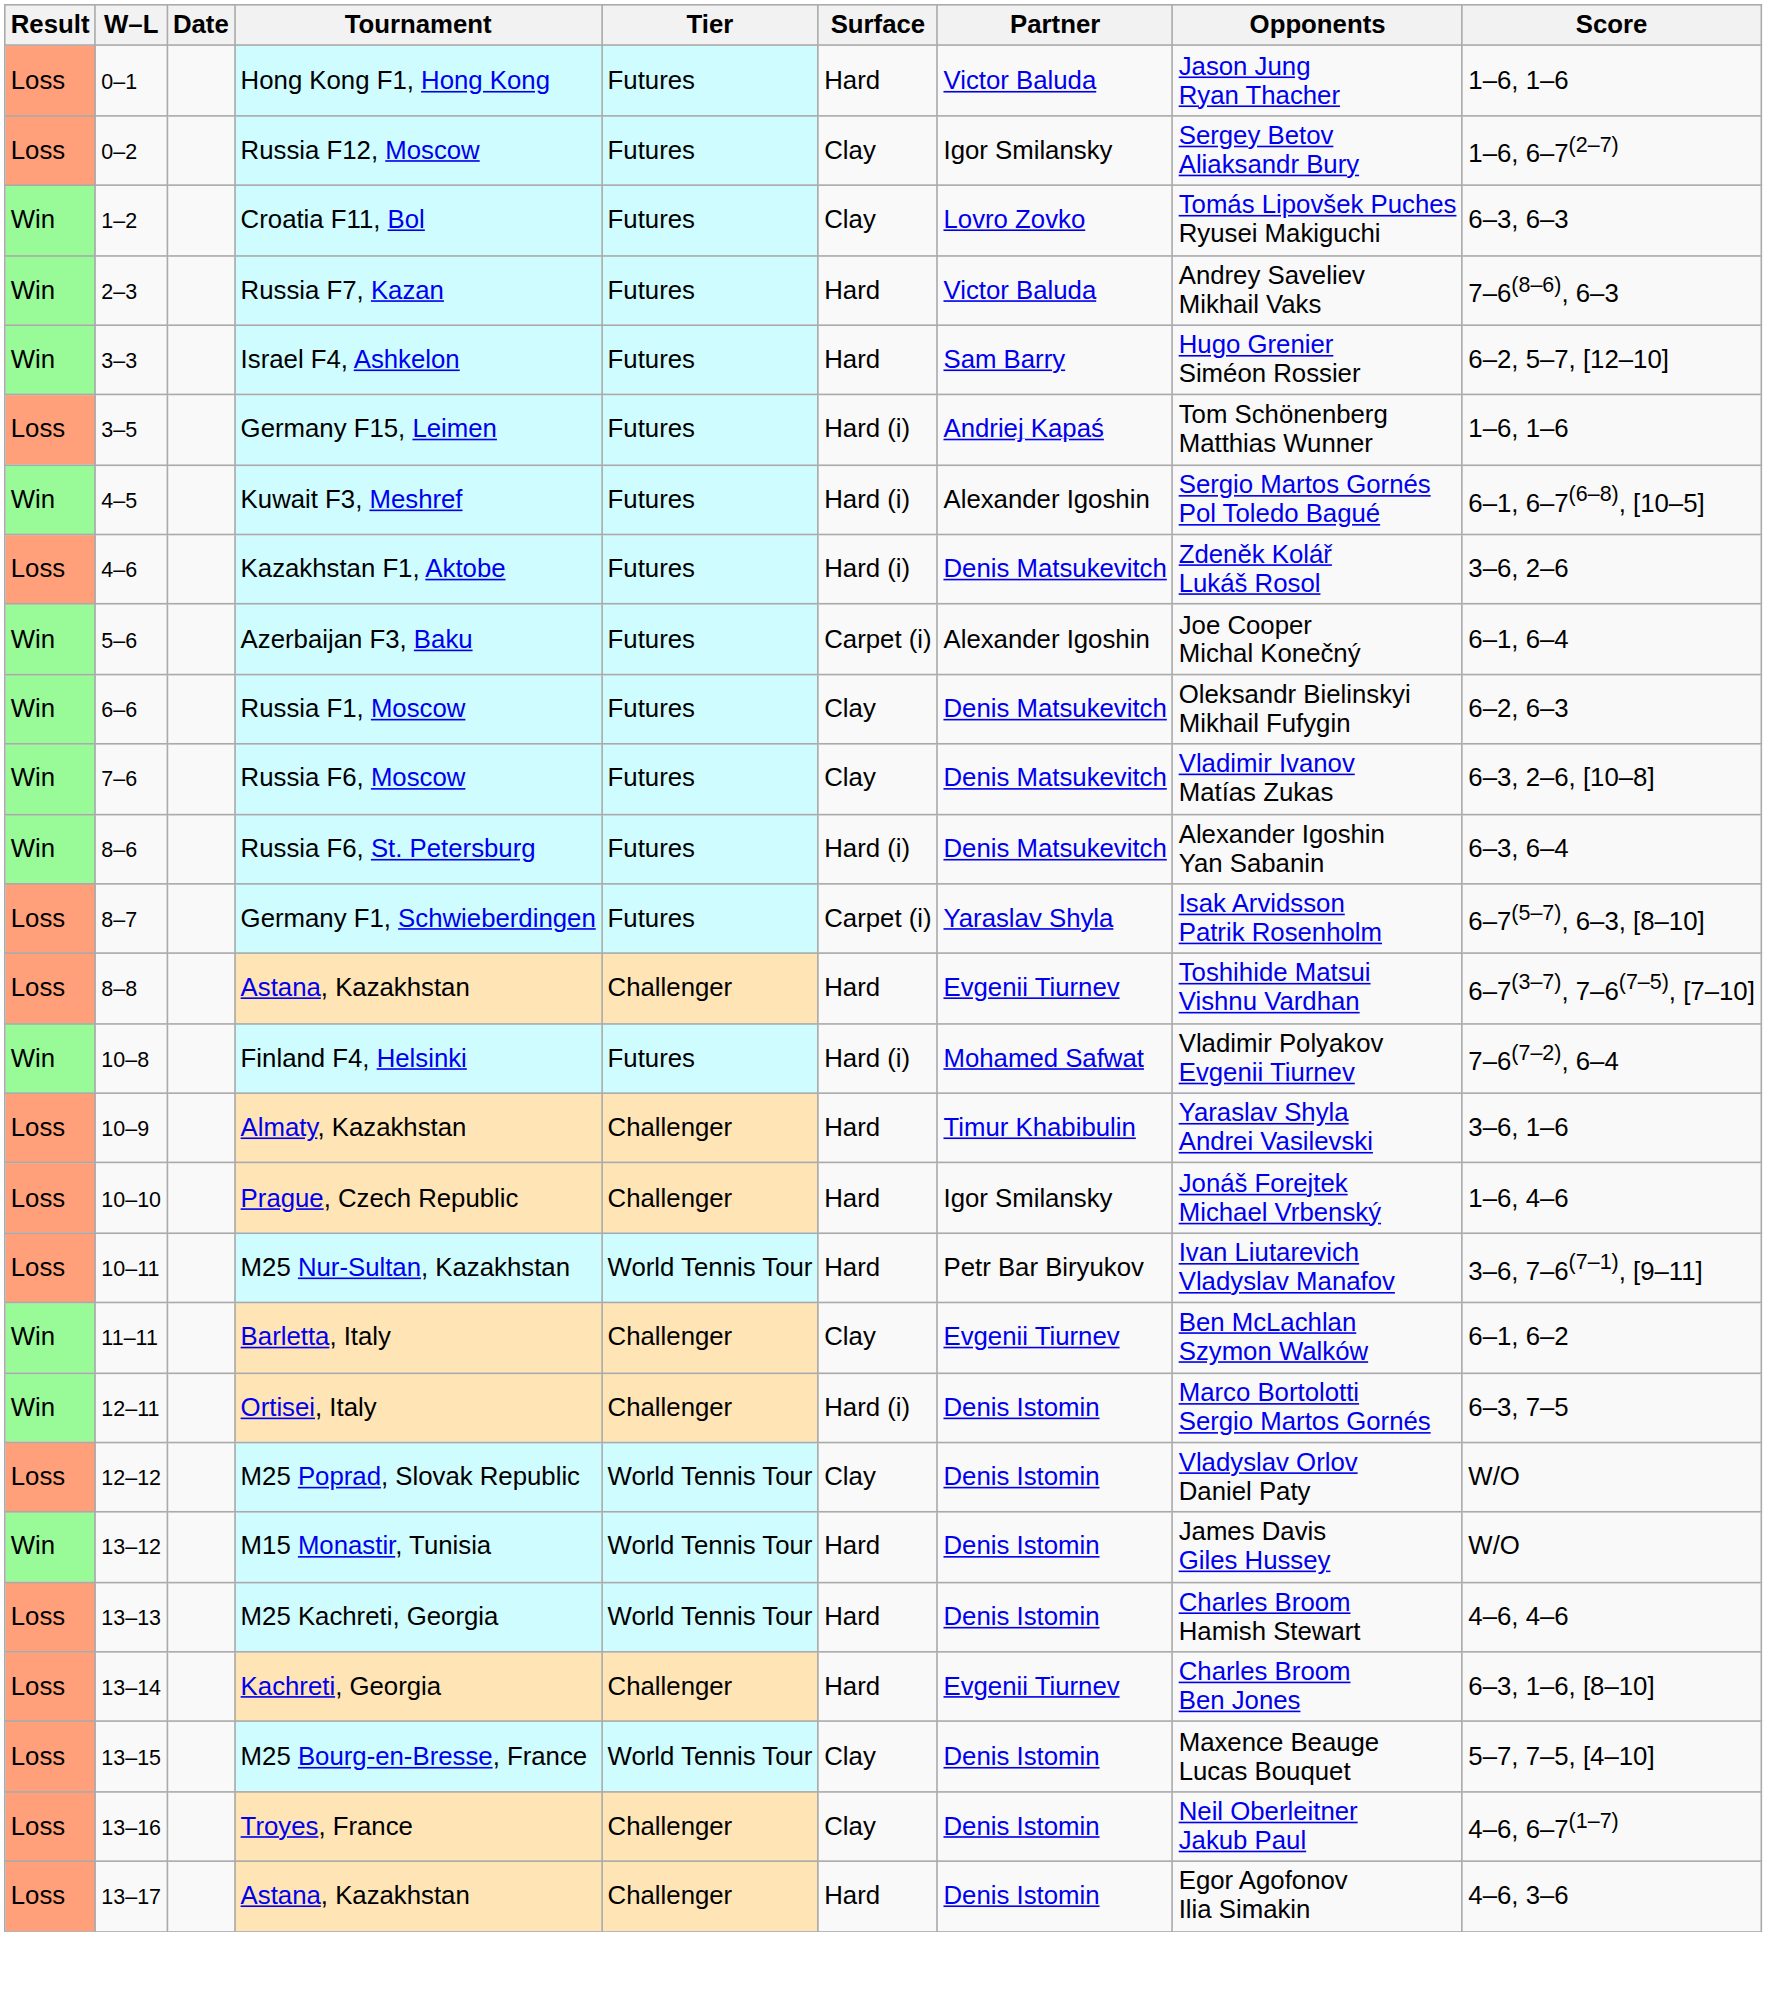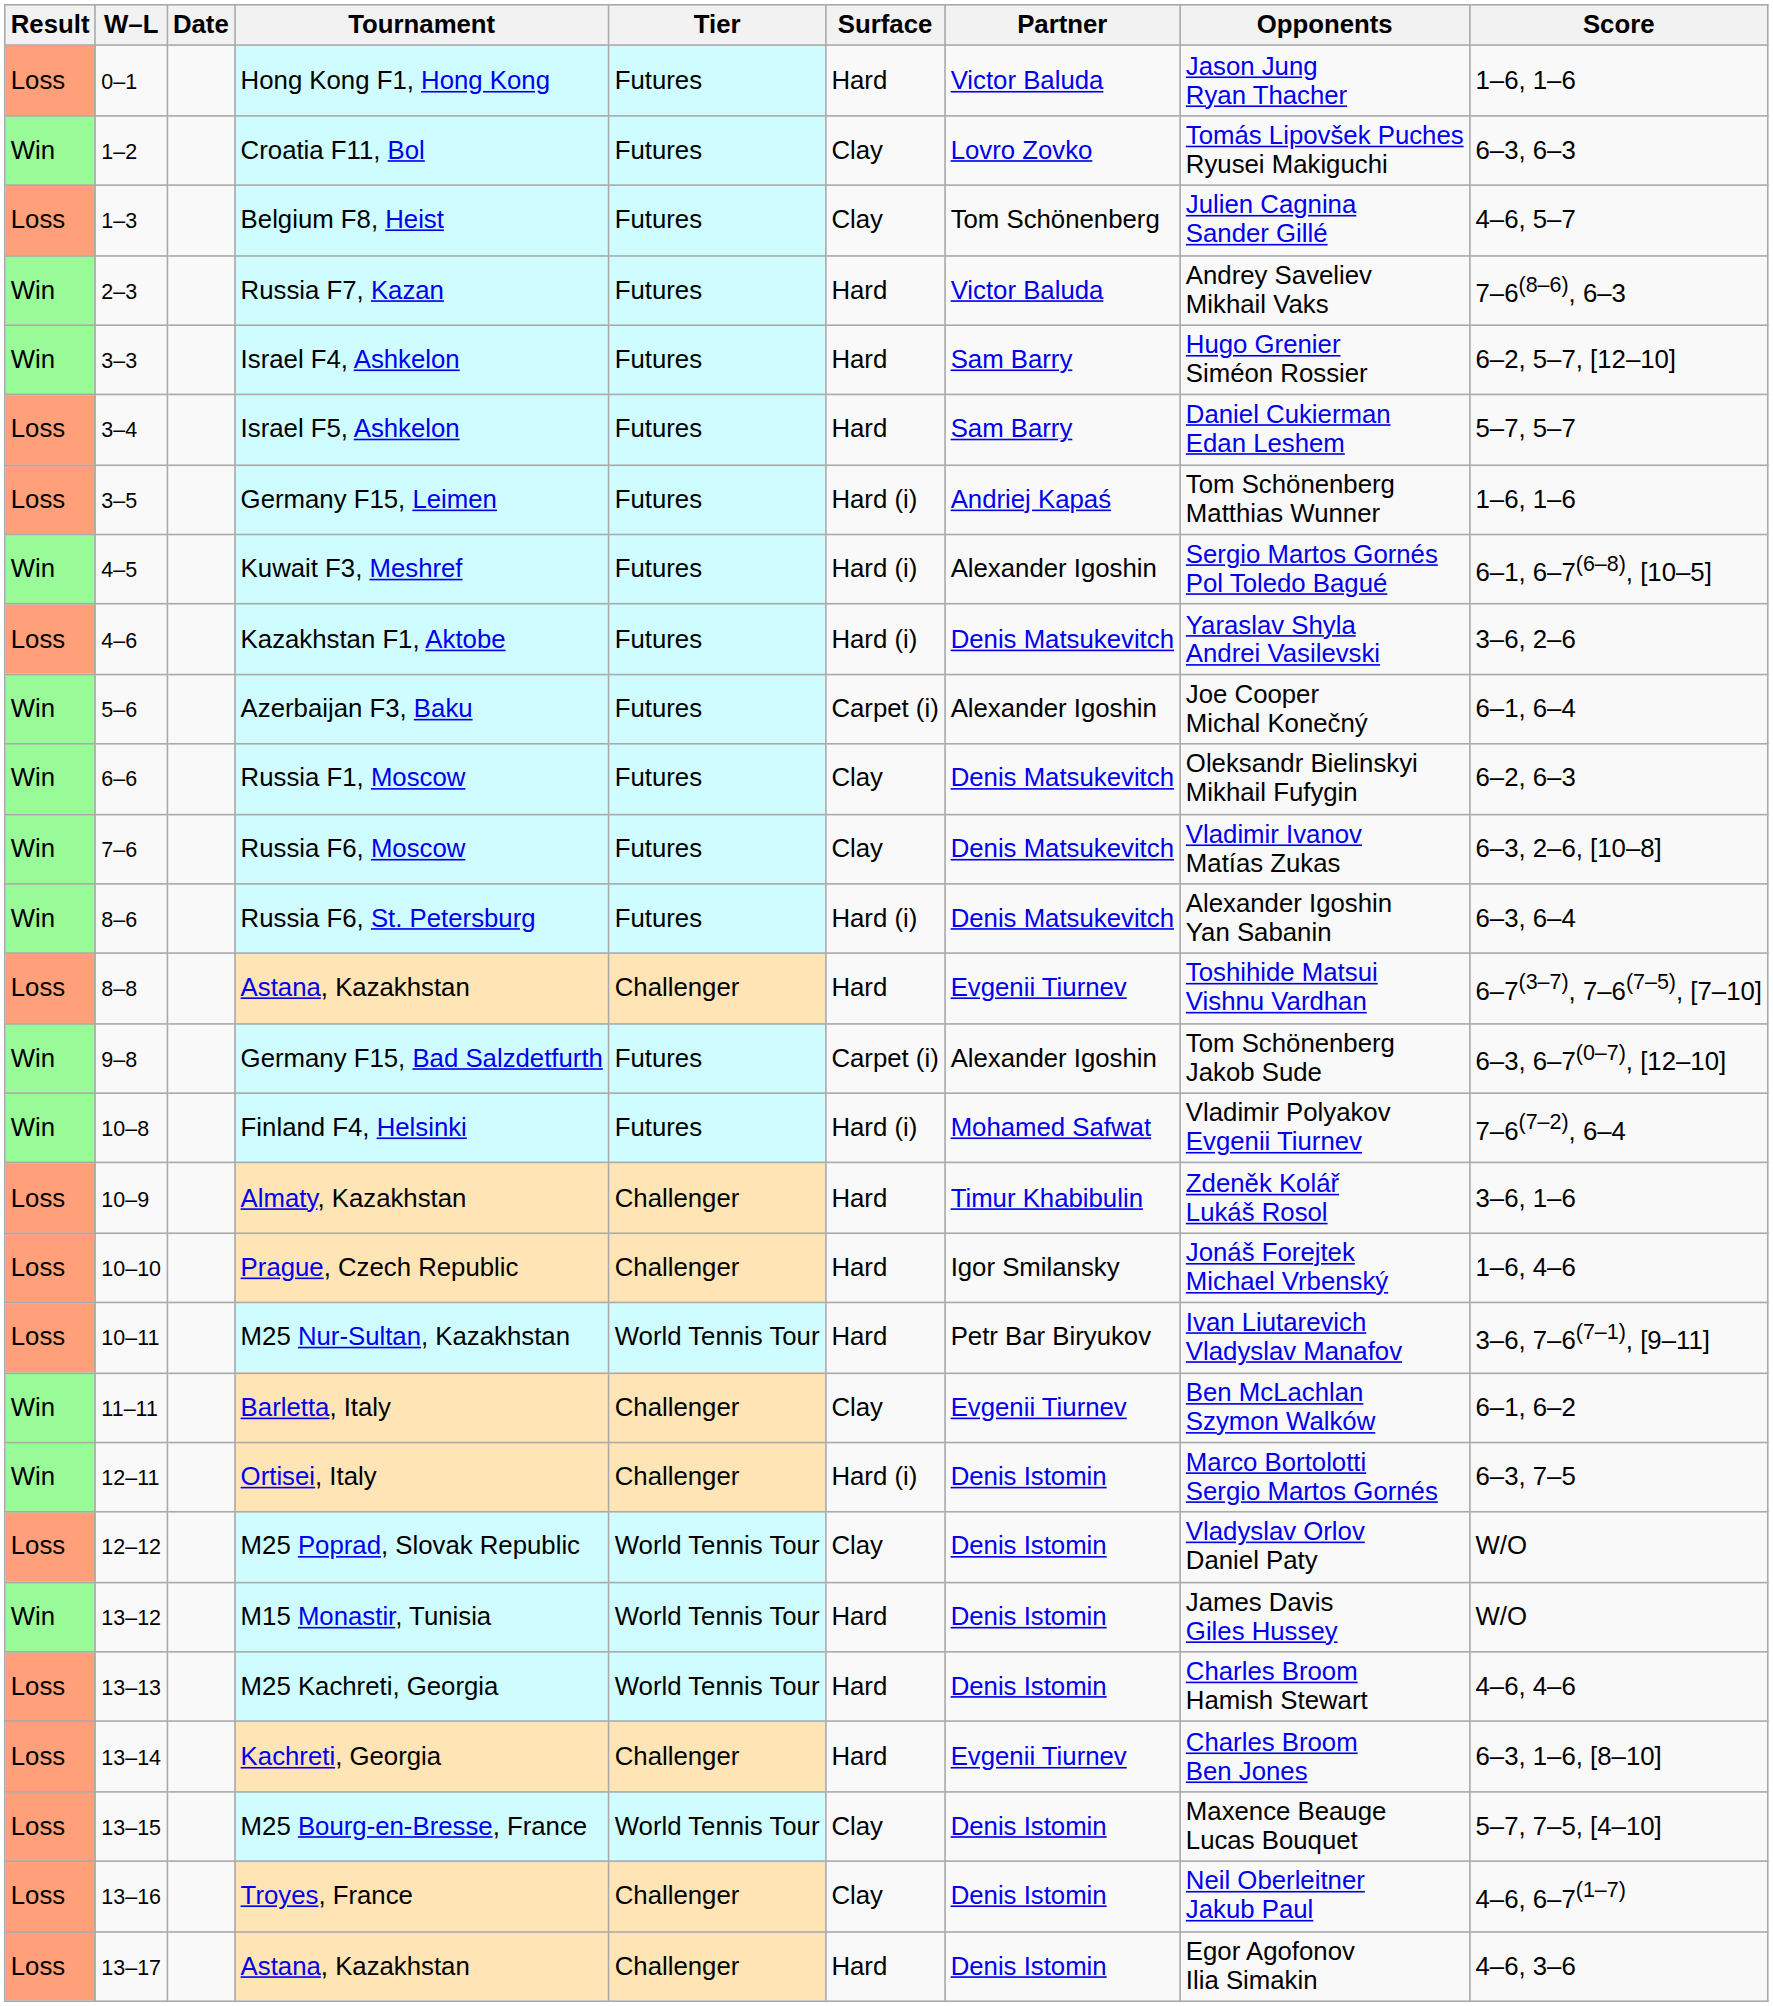- row: (119, 151)
+ row: (119, 221)
+ row: (119, 431)
(1255, 569) Zdeněk Kolář Lukáš Rosol -> (1283, 638) Yaraslav Shyla Andrei Vasilevski
- row: (119, 919)
+ row: (119, 1059)
(1276, 1127) Yaraslav Shyla Andrei Vasilevski -> (1262, 1197) Zdeněk Kolář Lukáš Rosol
